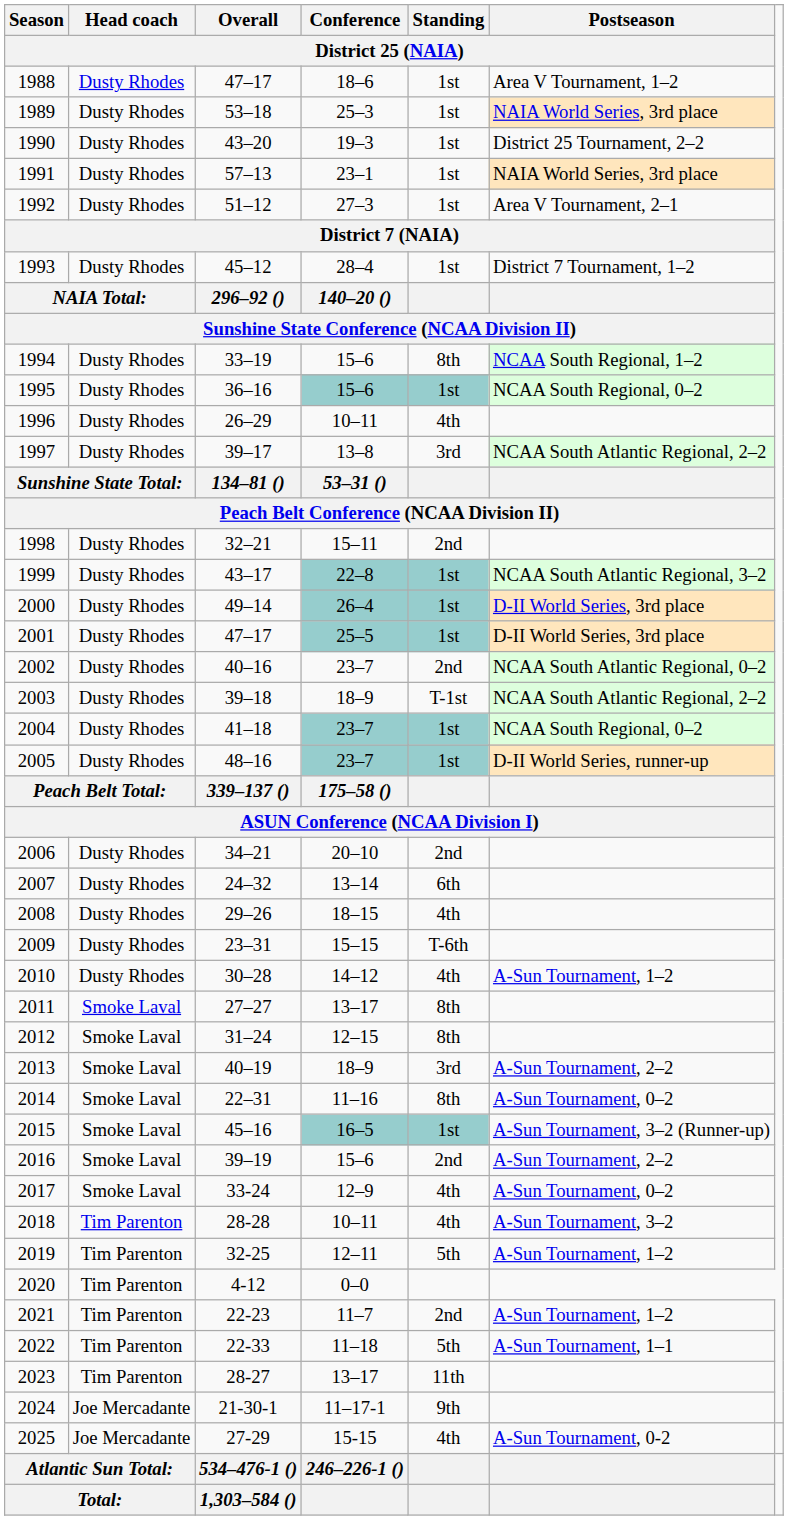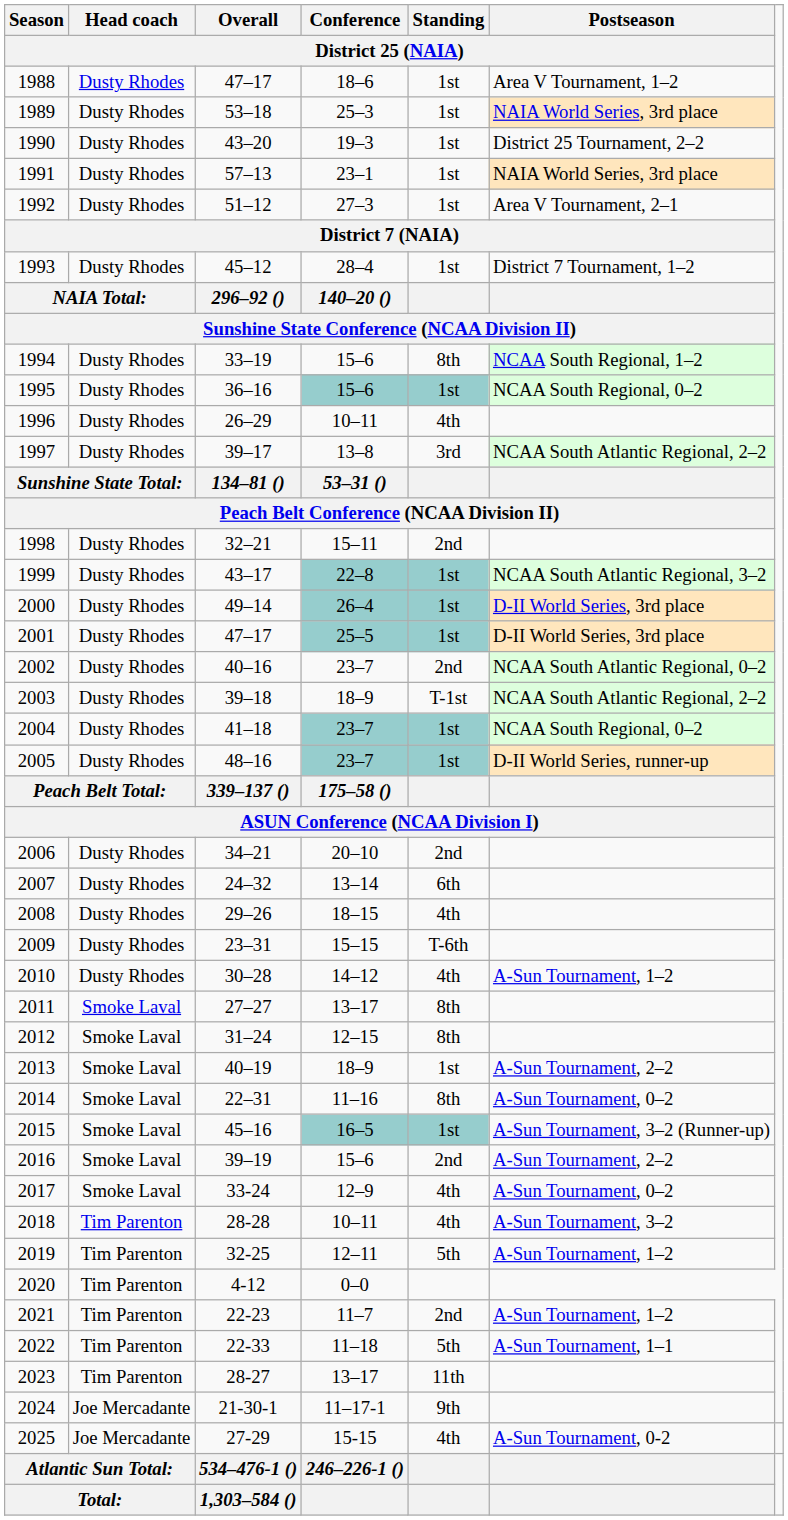(448, 1068) 3rd -> (448, 1068) 1st
